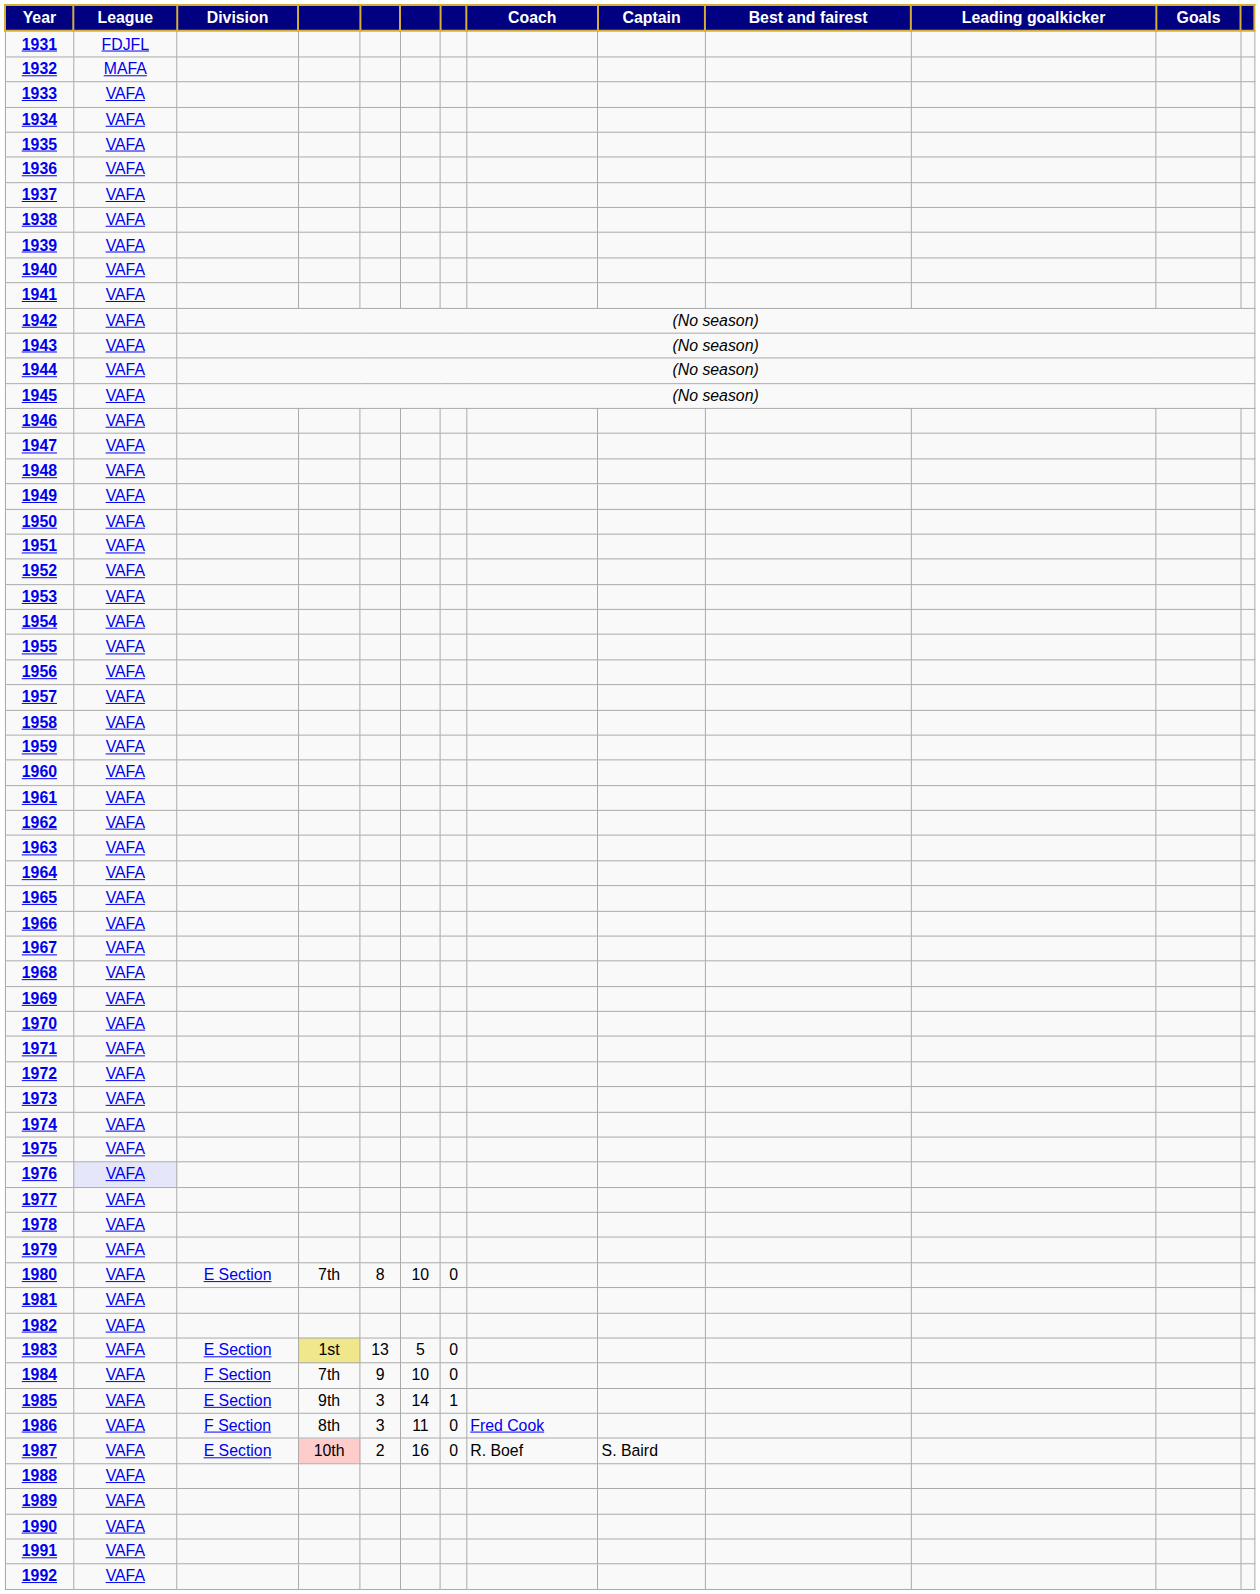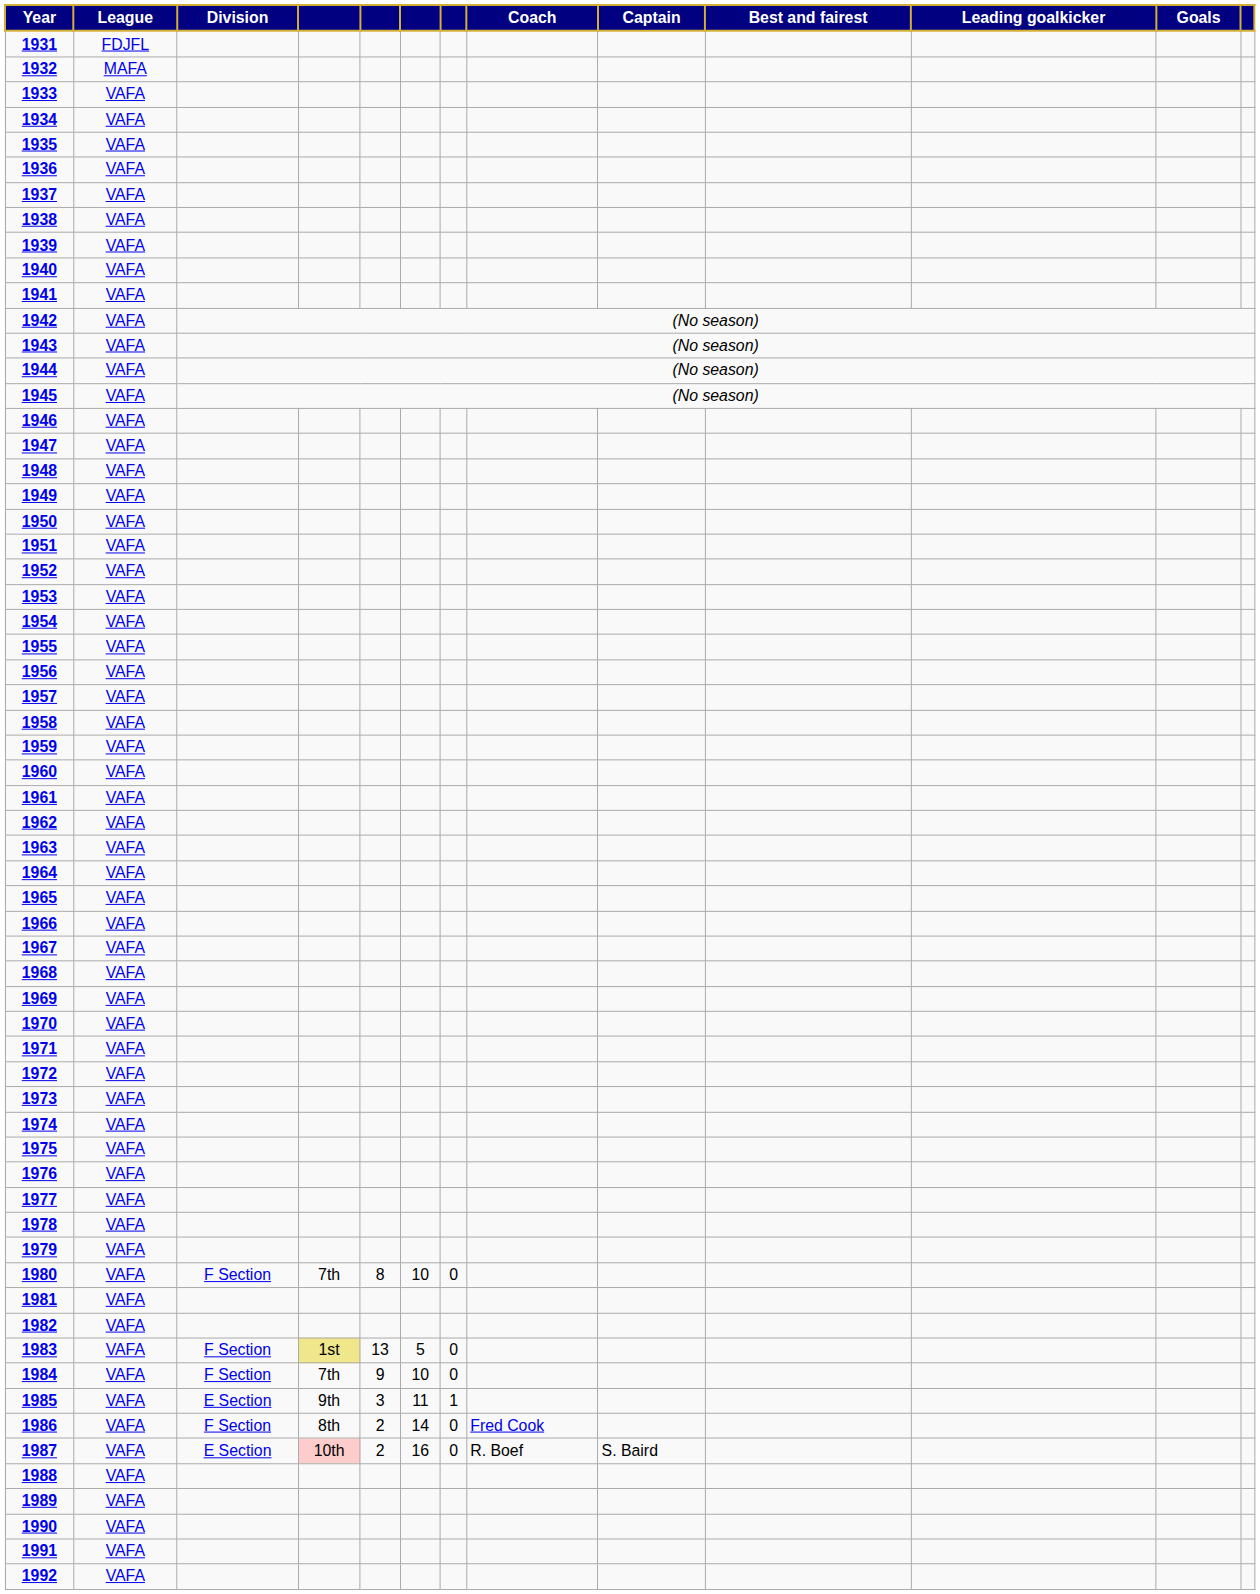(125, 1174) lavender background -> (125, 1174) no background
(238, 1275) E Section -> (238, 1275) F Section
(238, 1350) E Section -> (238, 1350) F Section
(420, 1400) 14 -> (420, 1400) 11
(380, 1425) 3 -> (380, 1425) 2
(420, 1425) 11 -> (420, 1425) 14
